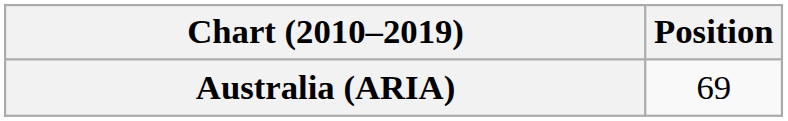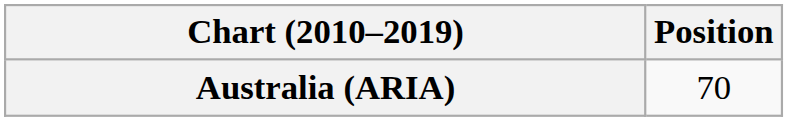(714, 87) 69 -> (714, 87) 70
